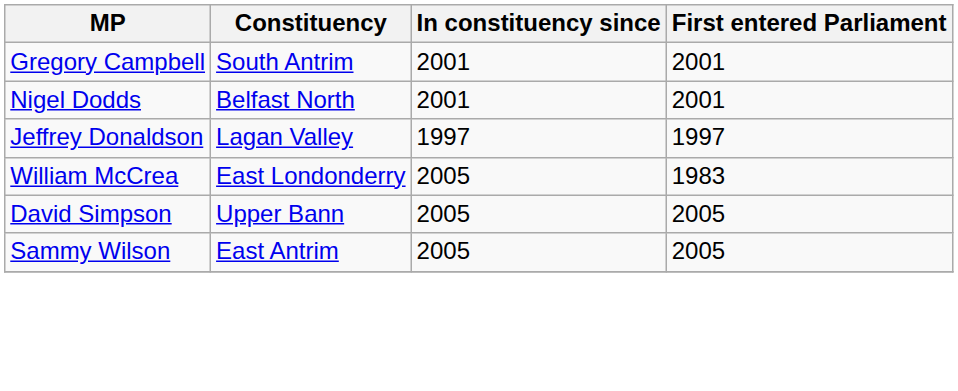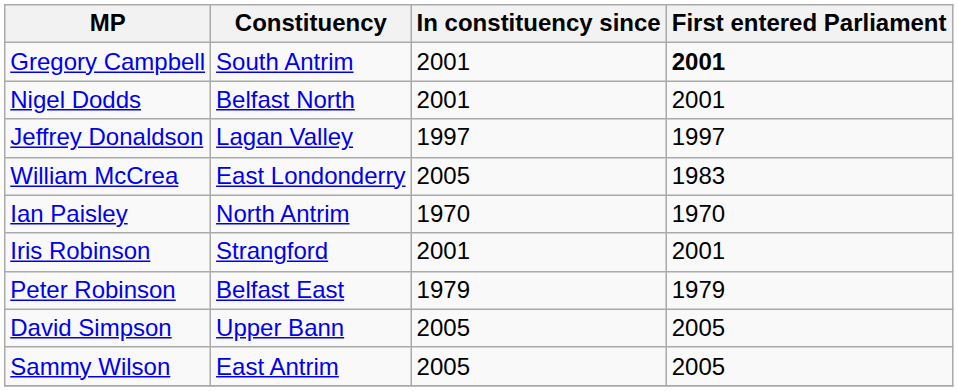(698, 61) normal -> (698, 61) bold
+ row: (69, 213)
+ row: (80, 251)
+ row: (93, 289)
